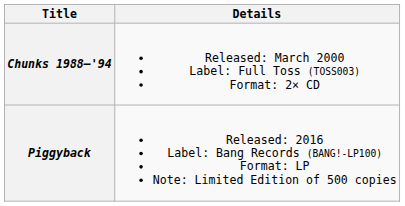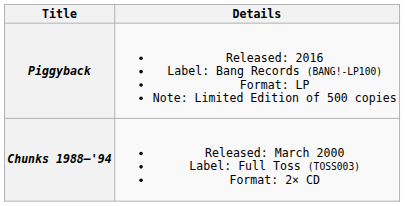rows swapped: (59, 64) <-> (59, 153)
